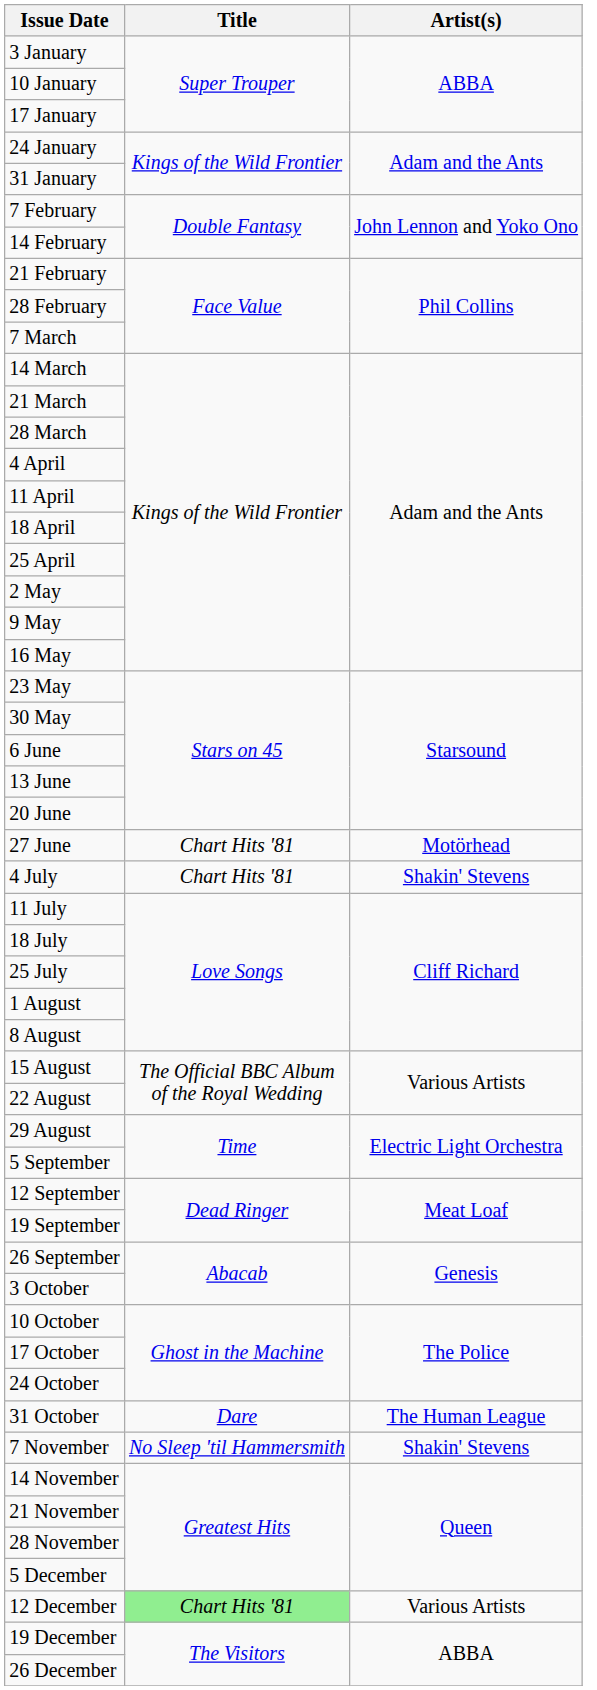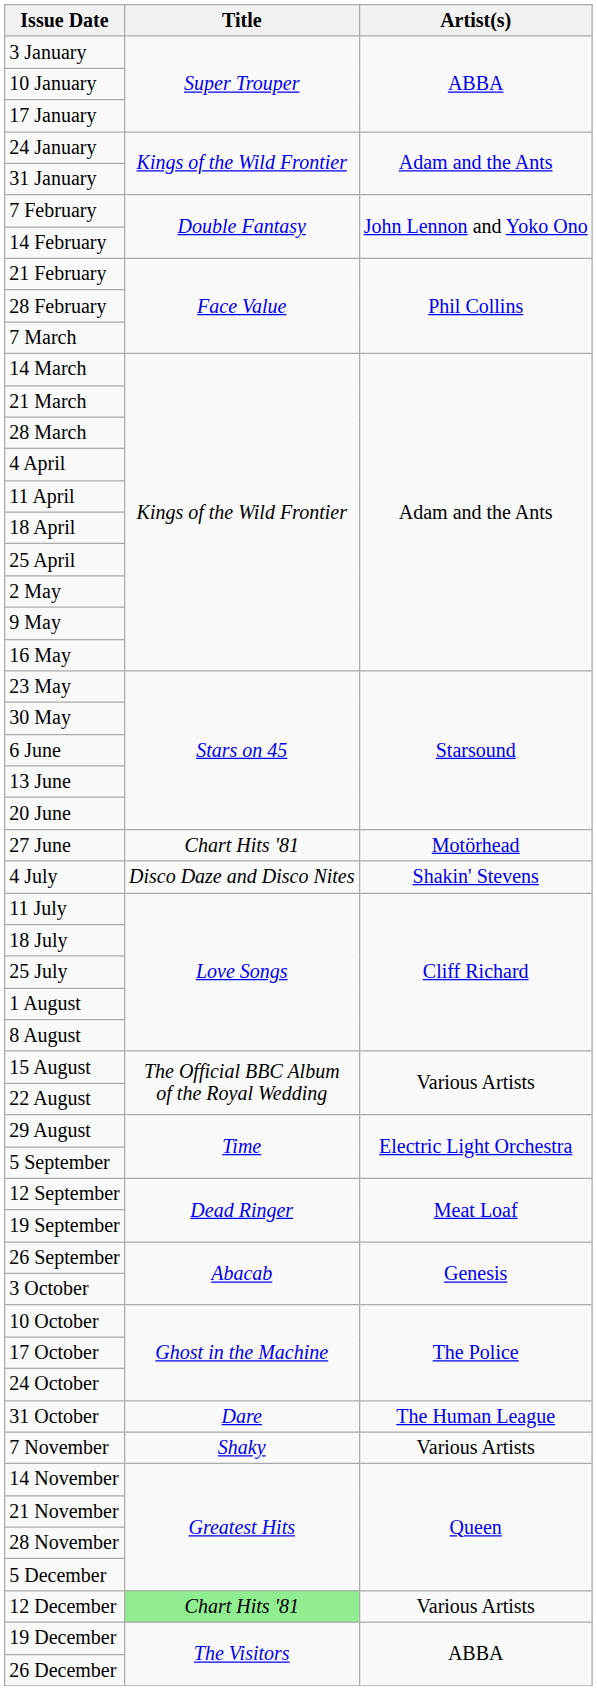(237, 876) Chart Hits '81 -> (242, 876) Disco Daze and Disco Nites
(237, 1447) No Sleep 'til Hammersmith -> (242, 1447) Shaky
(466, 1447) Shakin' Stevens -> (476, 1447) Various Artists
